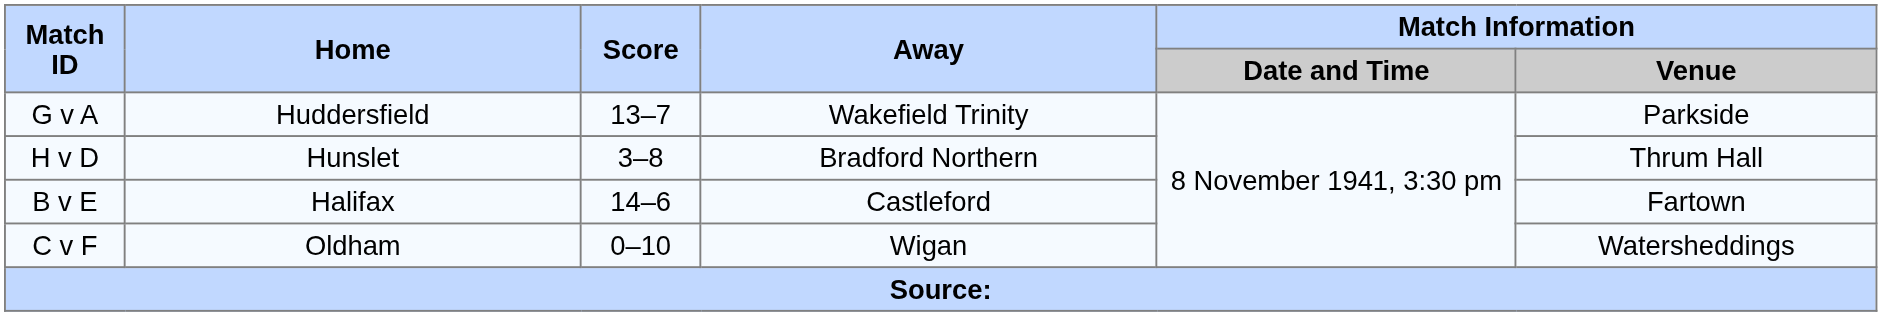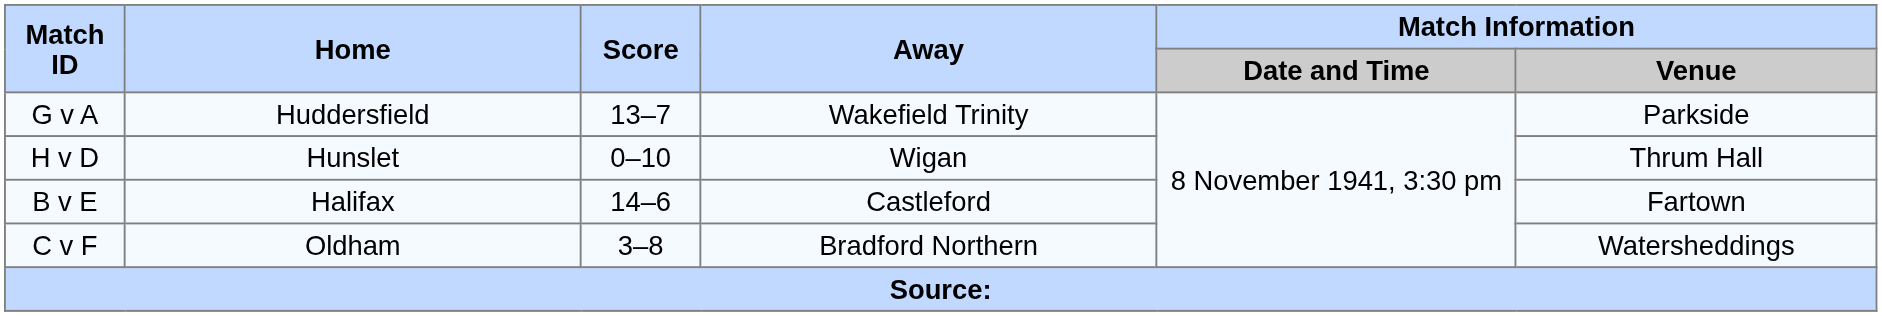(641, 158) 3–8 -> (641, 158) 0–10
(929, 158) Bradford Northern -> (929, 158) Wigan
(641, 245) 0–10 -> (641, 245) 3–8
(929, 245) Wigan -> (929, 245) Bradford Northern
